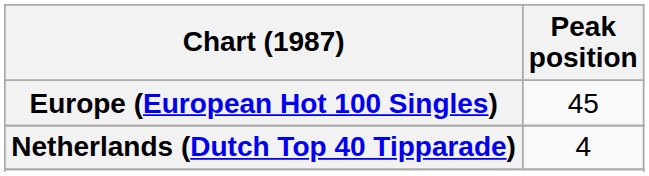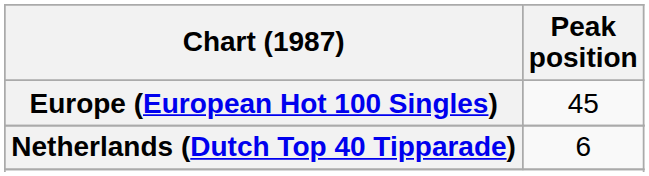(583, 147) 4 -> (583, 147) 6
